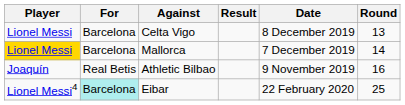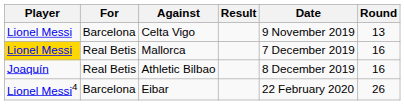(308, 32) 8 December 2019 -> (308, 32) 9 November 2019
(109, 50) Barcelona -> (109, 50) Real Betis
(379, 50) 14 -> (379, 50) 16
(308, 69) 9 November 2019 -> (308, 69) 8 December 2019
(109, 89) paleturquoise background -> (109, 89) no background
(379, 89) 25 -> (379, 89) 26
